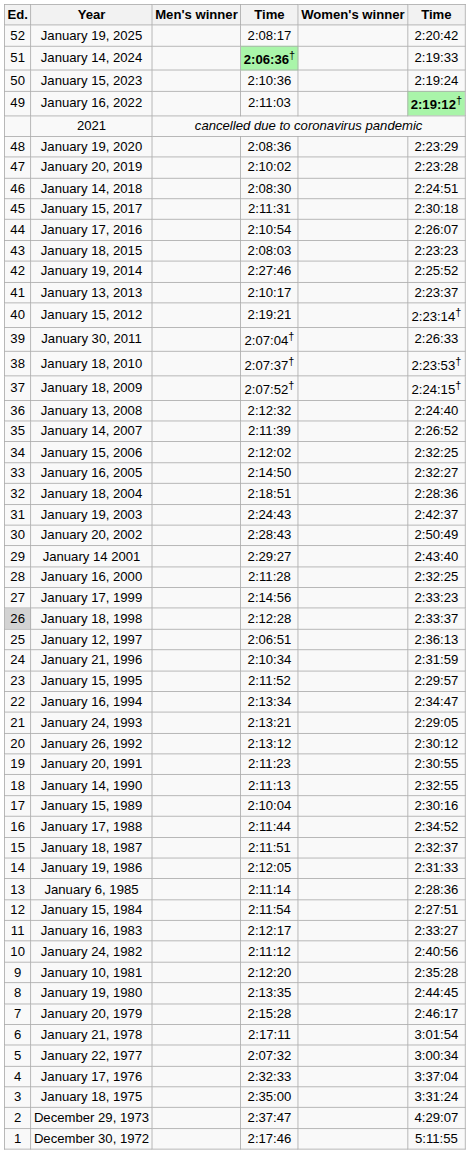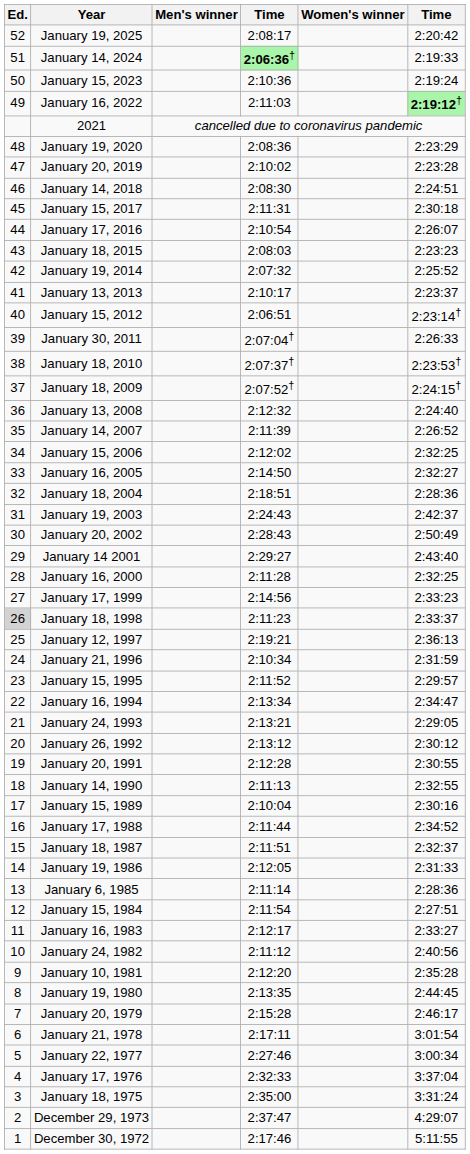(269, 271) 2:27:46 -> (269, 271) 2:07:32
(269, 315) 2:19:21 -> (269, 315) 2:06:51
(269, 618) 2:12:28 -> (269, 618) 2:11:23
(269, 639) 2:06:51 -> (269, 639) 2:19:21
(269, 764) 2:11:23 -> (269, 764) 2:12:28
(269, 1055) 2:07:32 -> (269, 1055) 2:27:46
